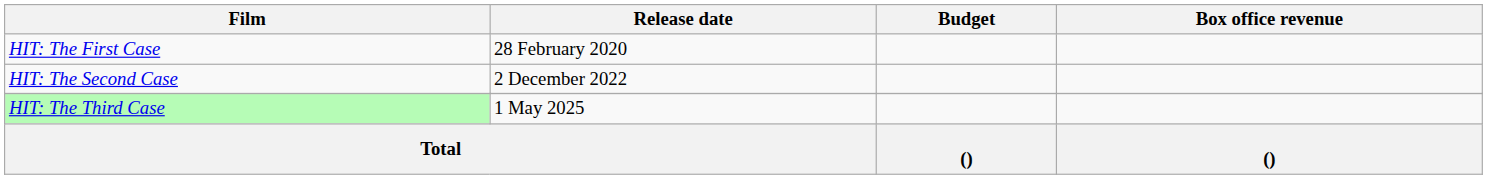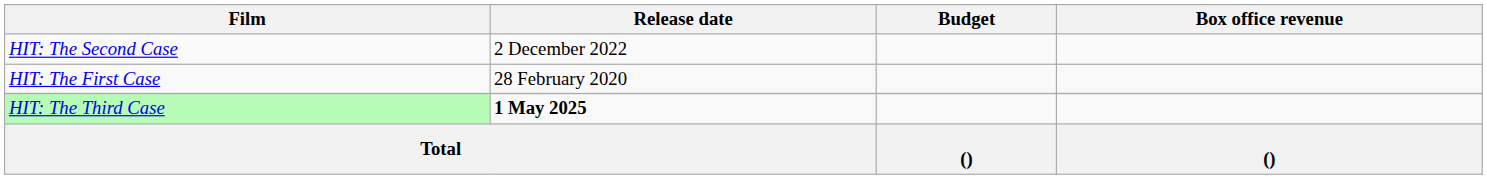rows swapped: (85, 49) <-> (93, 78)
(539, 108) normal -> (540, 108) bold
